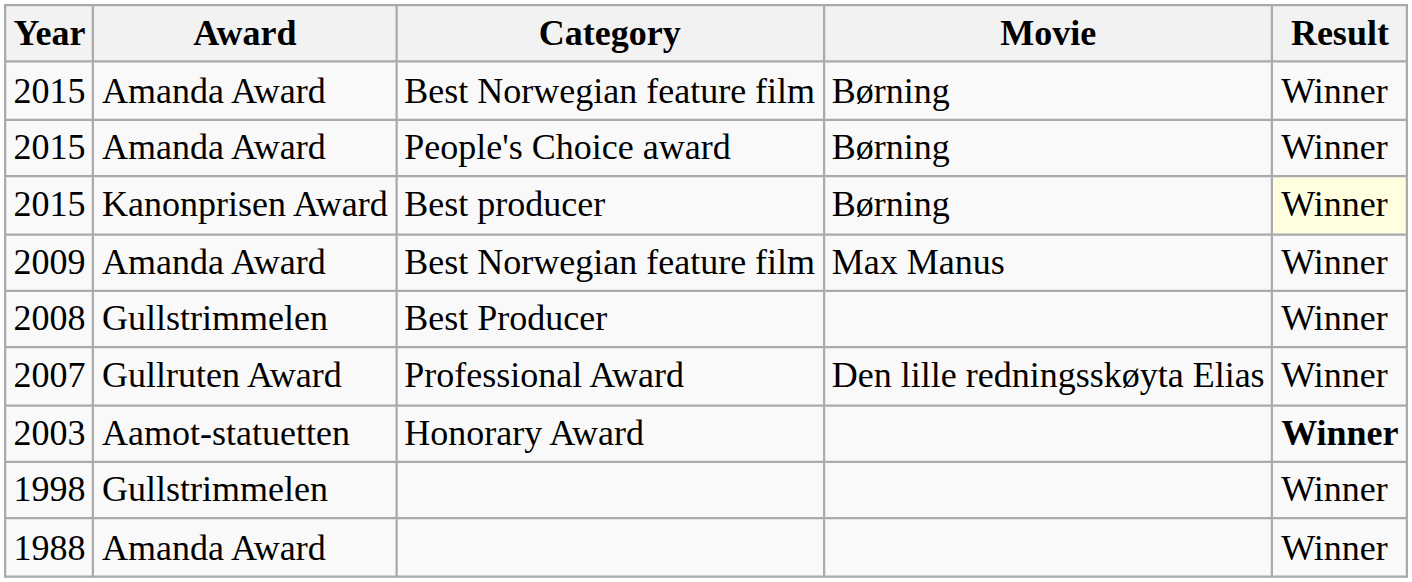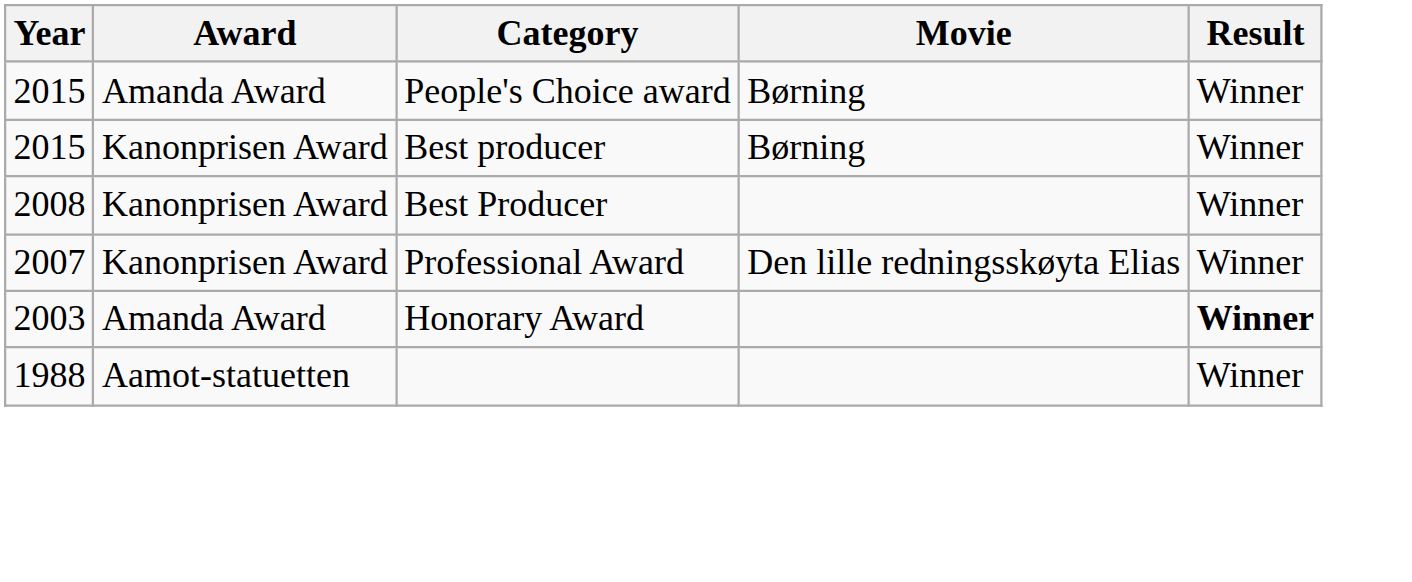- row: (49, 90)
(1334, 204) lightyellow background -> (1250, 147) no background
- row: (49, 261)
(215, 318) Gullstrimmelen -> (245, 204) Kanonprisen Award
(222, 375) Gullruten Award -> (245, 261) Kanonprisen Award
(226, 432) Aamot-statuetten -> (214, 318) Amanda Award
- row: (49, 489)
(214, 546) Amanda Award -> (226, 375) Aamot-statuetten
